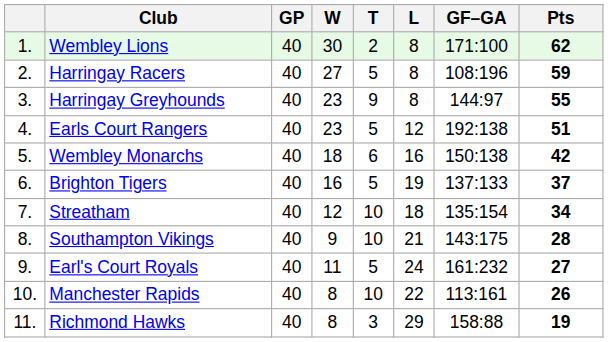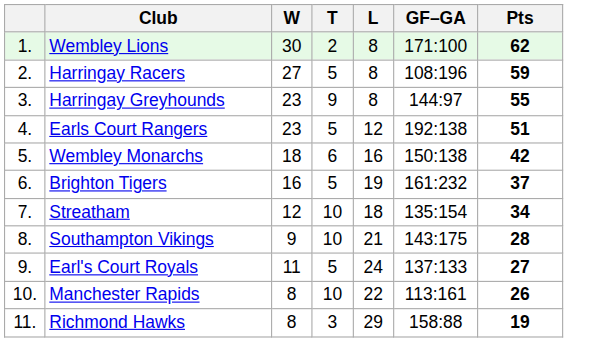- column: (292, 18)
(476, 184) 137:133 -> (436, 184) 161:232
(476, 267) 161:232 -> (436, 267) 137:133
